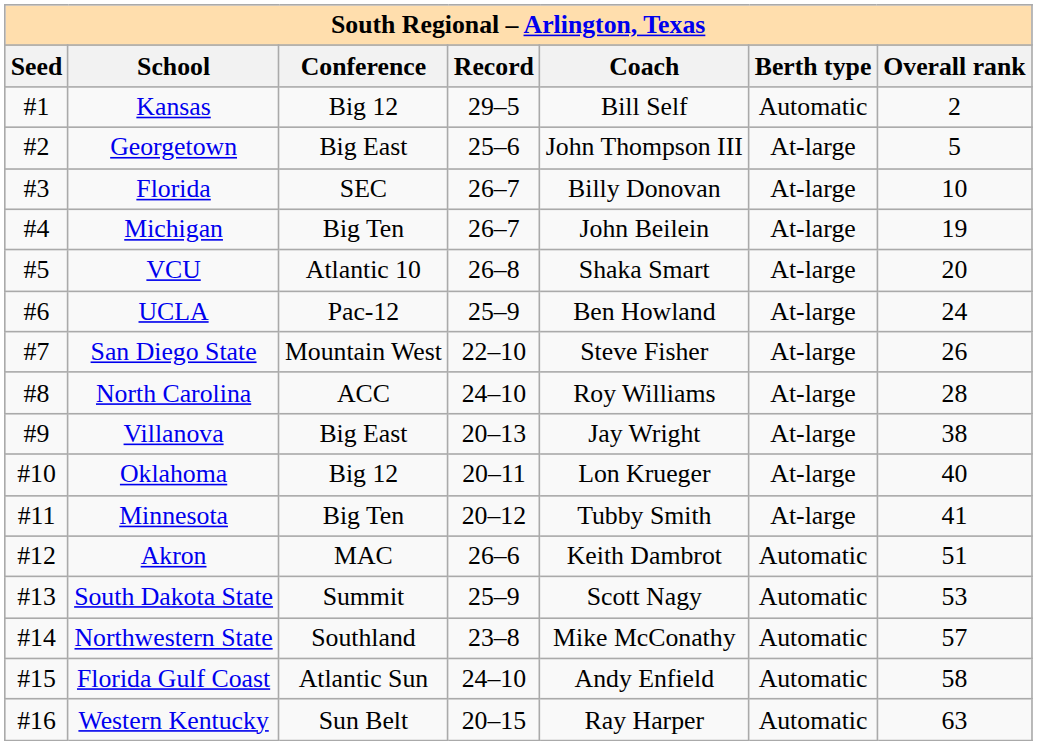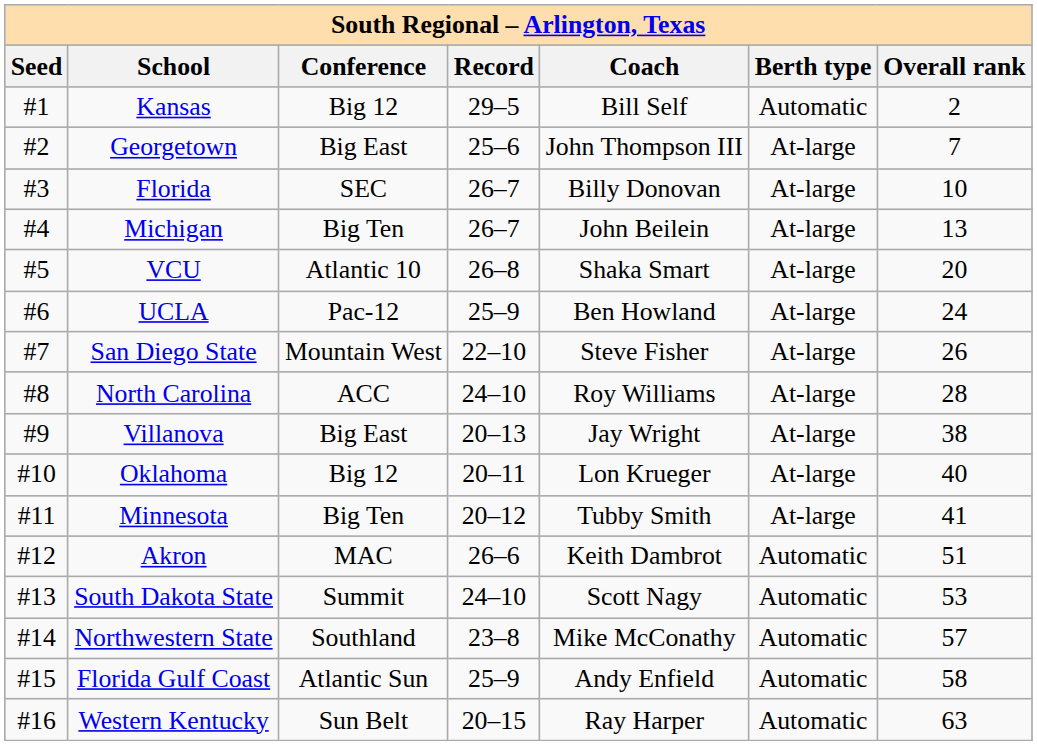(954, 147) 5 -> (954, 147) 7
(954, 229) 19 -> (954, 229) 13
(494, 596) 25–9 -> (494, 596) 24–10
(494, 678) 24–10 -> (494, 678) 25–9
